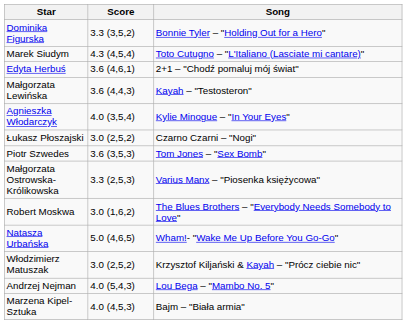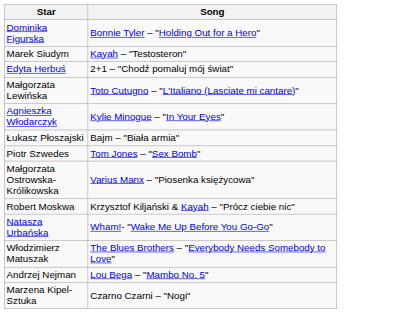- column: (121, 12)
(260, 54) Toto Cutugno – "L'Italiano (Lasciate mi cantare)" -> (138, 54) Kayah – "Testosteron"
(204, 90) Kayah – "Testosteron" -> (195, 90) Toto Cutugno – "L'Italiano (Lasciate mi cantare)"
(206, 138) Czarno Czarni – "Nogi" -> (135, 138) Bajm – "Biała armia"
(273, 211) The Blues Brothers – "Everybody Needs Somebody to Love" -> (193, 206) Krzysztof Kiljański & Kayah – "Prócz ciebie nic"
(258, 264) Krzysztof Kiljański & Kayah – "Prócz ciebie nic" -> (208, 253) The Blues Brothers – "Everybody Needs Somebody to Love"
(200, 306) Bajm – "Biała armia" -> (140, 295) Czarno Czarni – "Nogi"
